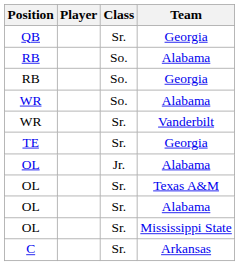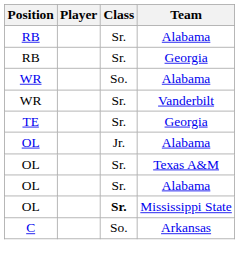- row: (31, 36)
(119, 57) So. -> (119, 36) Sr.
(119, 79) So. -> (119, 57) Sr.
(119, 228) normal -> (119, 206) bold
(119, 249) Sr. -> (119, 228) So.
